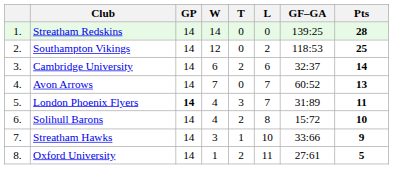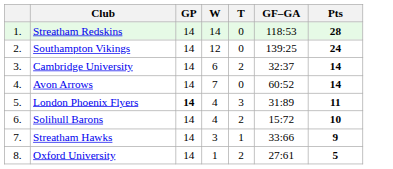- column: (267, 13)
(307, 31) 139:25 -> (281, 31) 118:53
(307, 48) 118:53 -> (281, 48) 139:25
(362, 48) 25 -> (335, 48) 24
(362, 84) 13 -> (335, 84) 14
